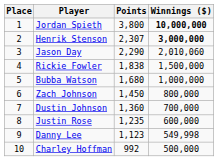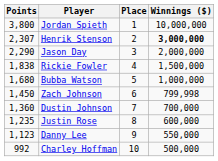columns swapped: (19, 11) <-> (131, 11)
(181, 25) bold -> (181, 25) normal
(181, 53) 2,010,060 -> (181, 53) 2,000,000
(181, 94) 800,000 -> (181, 94) 799,998
(181, 135) 549,998 -> (181, 135) 550,000
